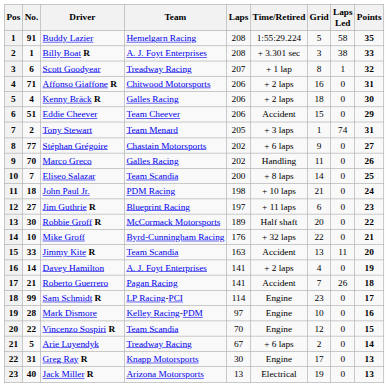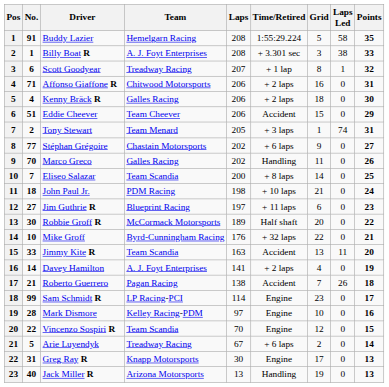(239, 283) 141 -> (239, 283) 138
(279, 374) Electrical -> (279, 374) Handling
